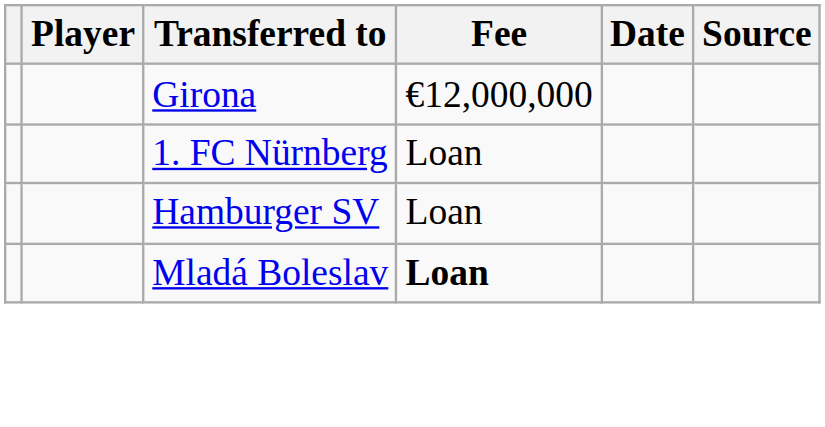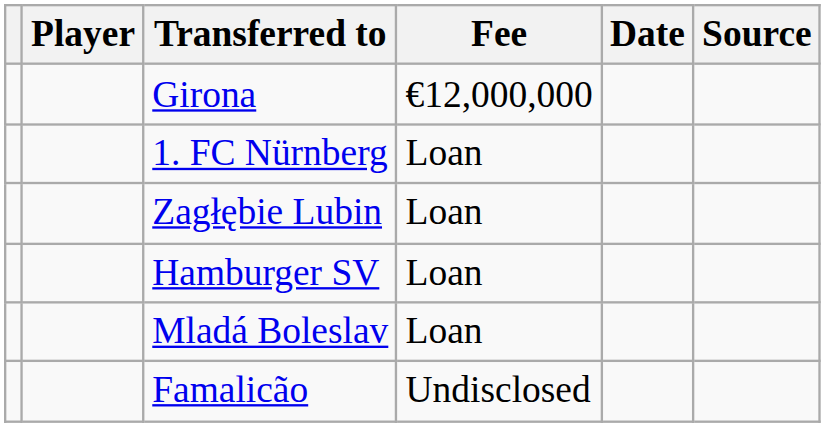+ row: (267, 212)
(447, 271) bold -> (444, 331) normal
+ row: (230, 390)
